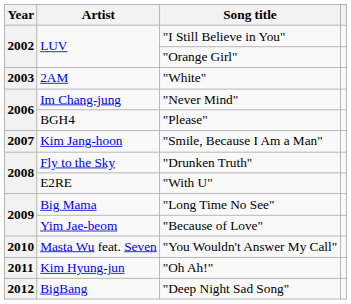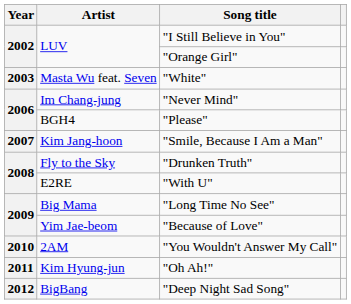(54, 78) 2AM -> (98, 78) Masta Wu feat. Seven
(98, 246) Masta Wu feat. Seven -> (54, 246) 2AM
